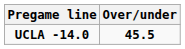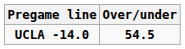(140, 35) 45.5 -> (140, 35) 54.5
